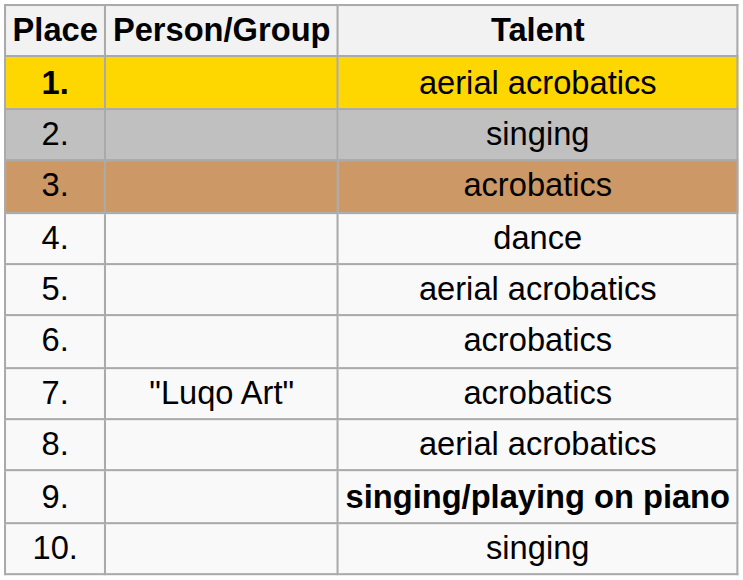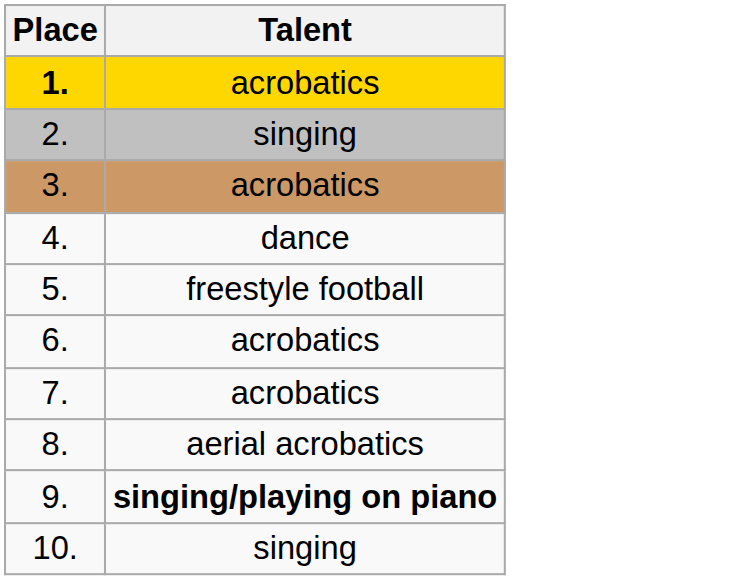- column: (222, 30)
(538, 82) aerial acrobatics -> (305, 82) acrobatics
(538, 289) aerial acrobatics -> (305, 289) freestyle football
